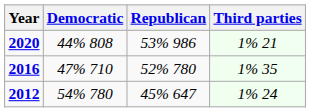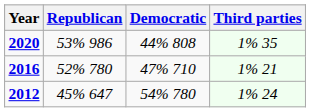columns swapped: (168, 17) <-> (85, 17)
(258, 43) 1% 21 -> (258, 43) 1% 35
(258, 68) 1% 35 -> (258, 68) 1% 21
